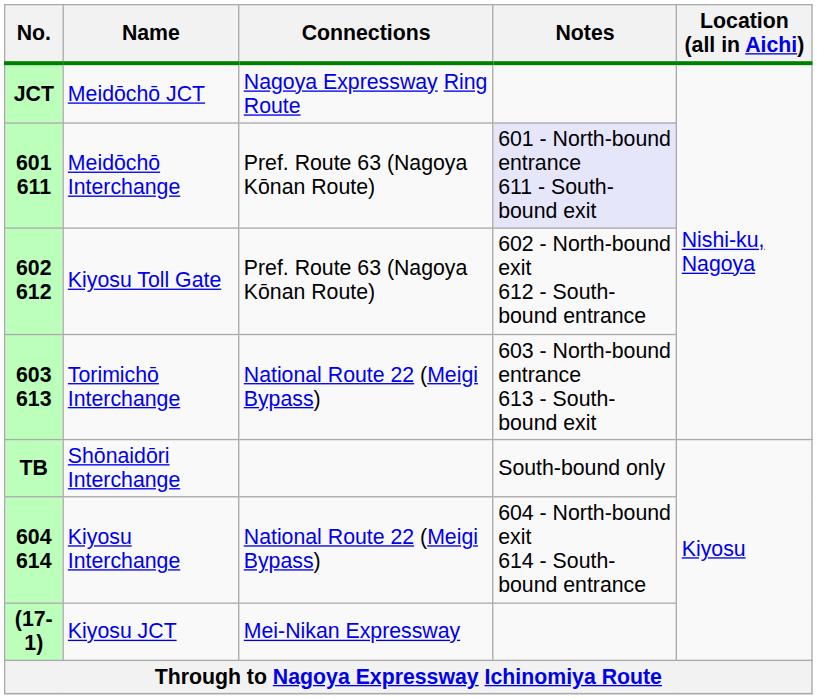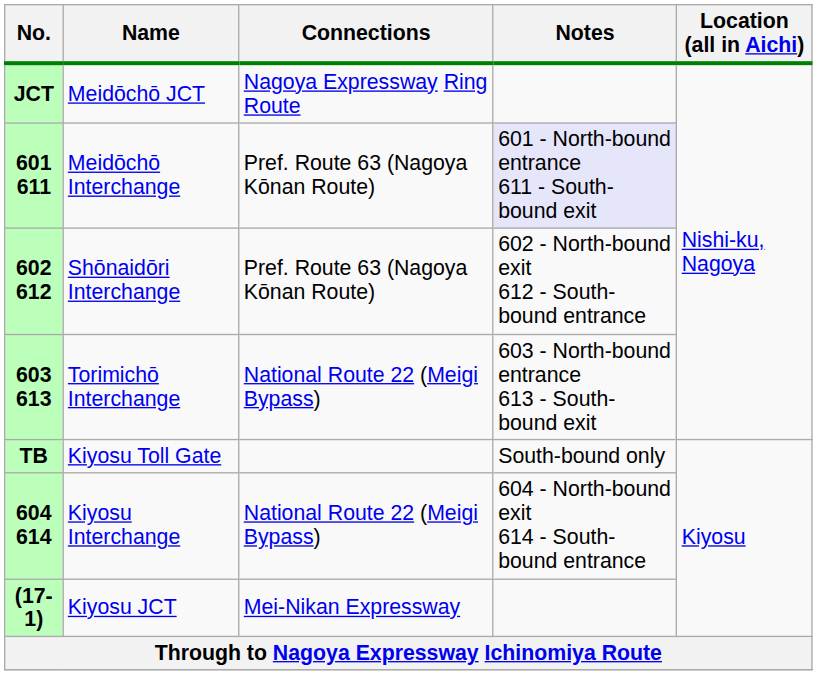(145, 280) Kiyosu Toll Gate -> (124, 280) Shōnaidōri Interchange
(124, 468) Shōnaidōri Interchange -> (145, 456) Kiyosu Toll Gate
